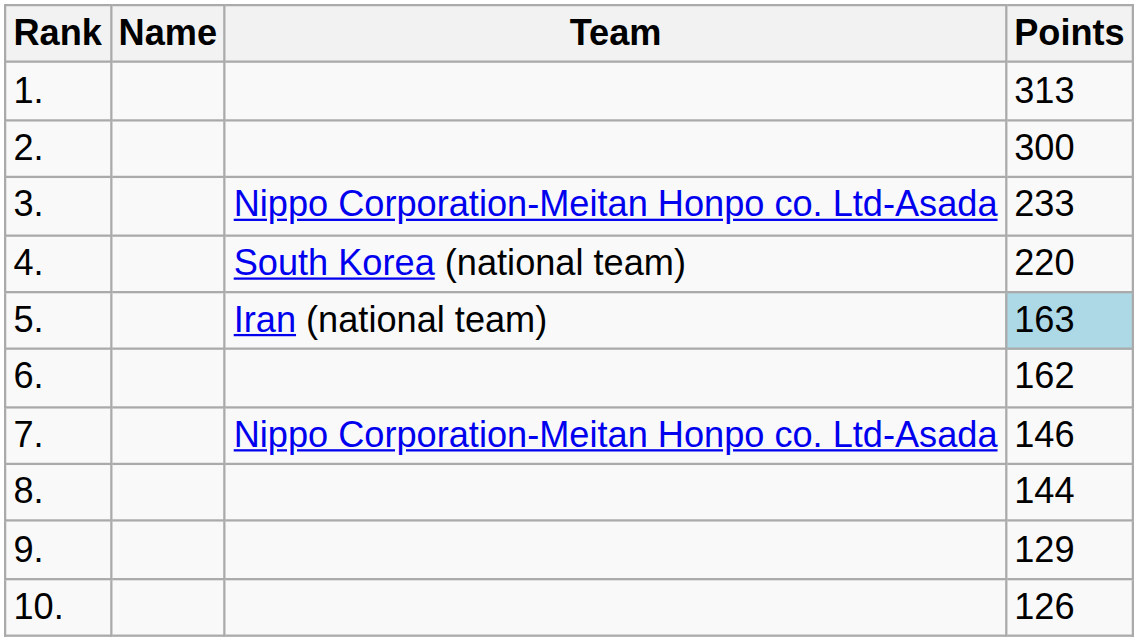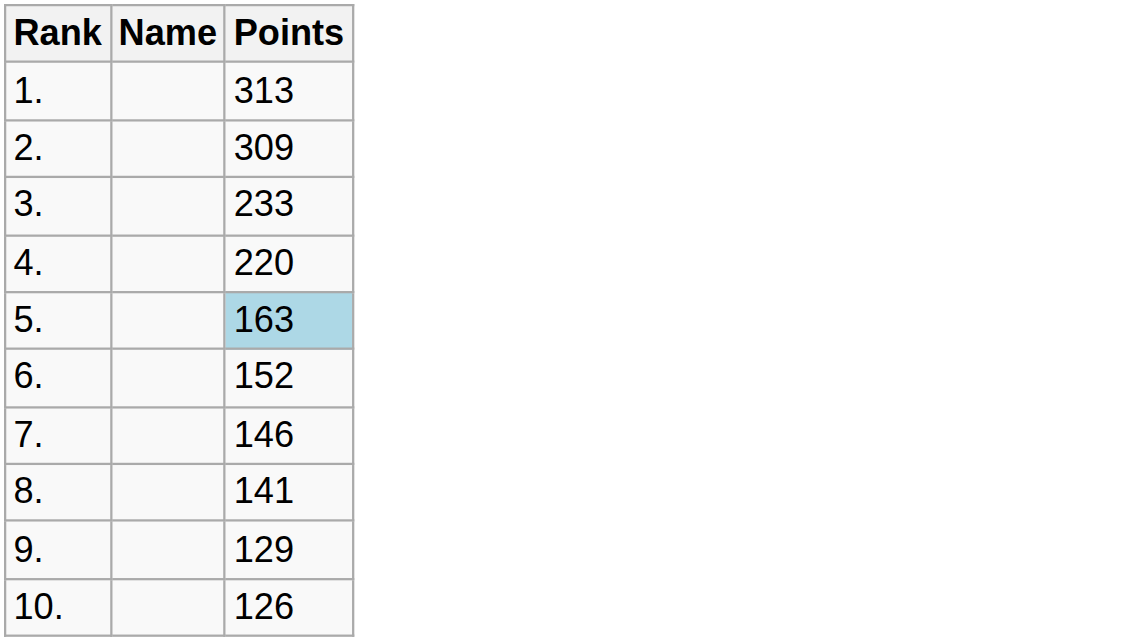- column: (616, 33)
(1044, 147) 300 -> (264, 147) 309
(1044, 377) 162 -> (264, 377) 152
(1044, 491) 144 -> (264, 491) 141
